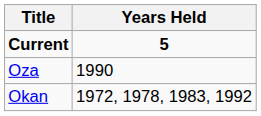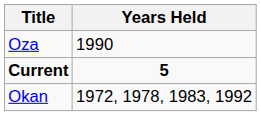rows swapped: (38, 44) <-> (24, 70)
